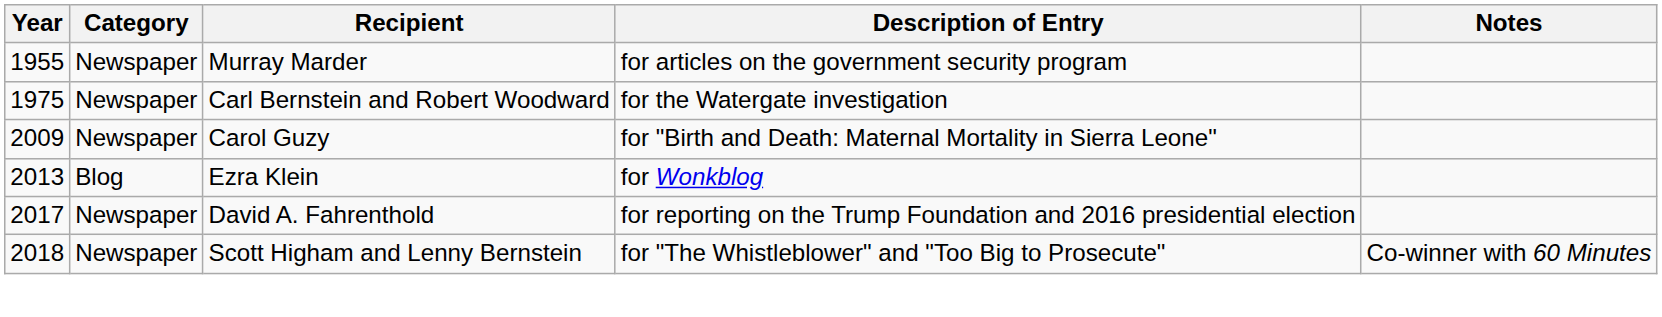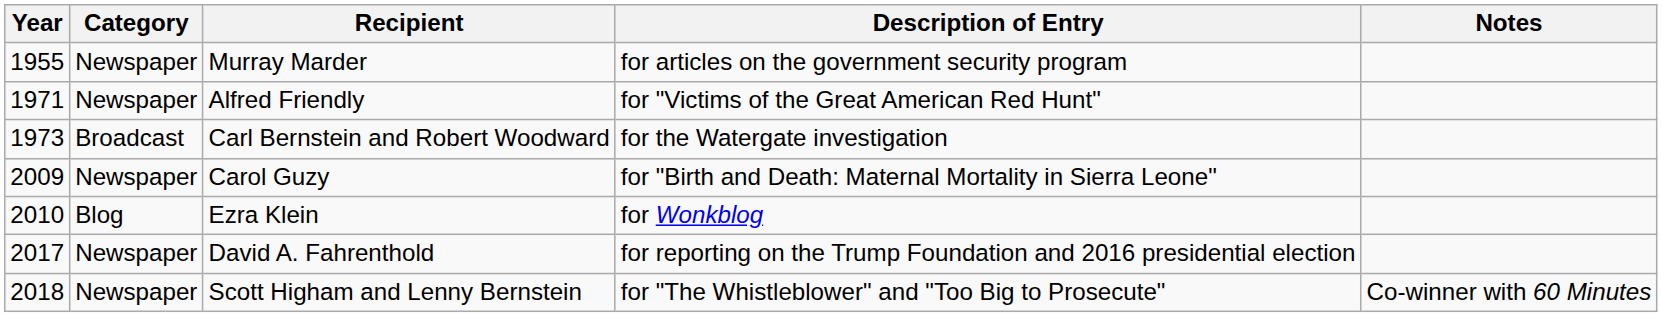+ row: (286, 100)
(37, 100) 1975 -> (37, 138) 1973
(136, 100) Newspaper -> (130, 138) Broadcast
(37, 176) 2013 -> (37, 215) 2010
